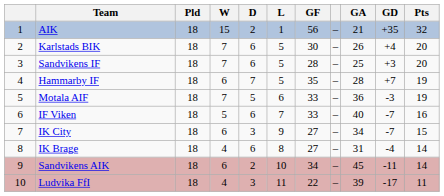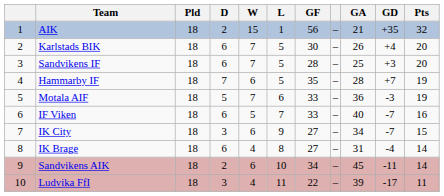columns swapped: (224, 13) <-> (253, 13)
